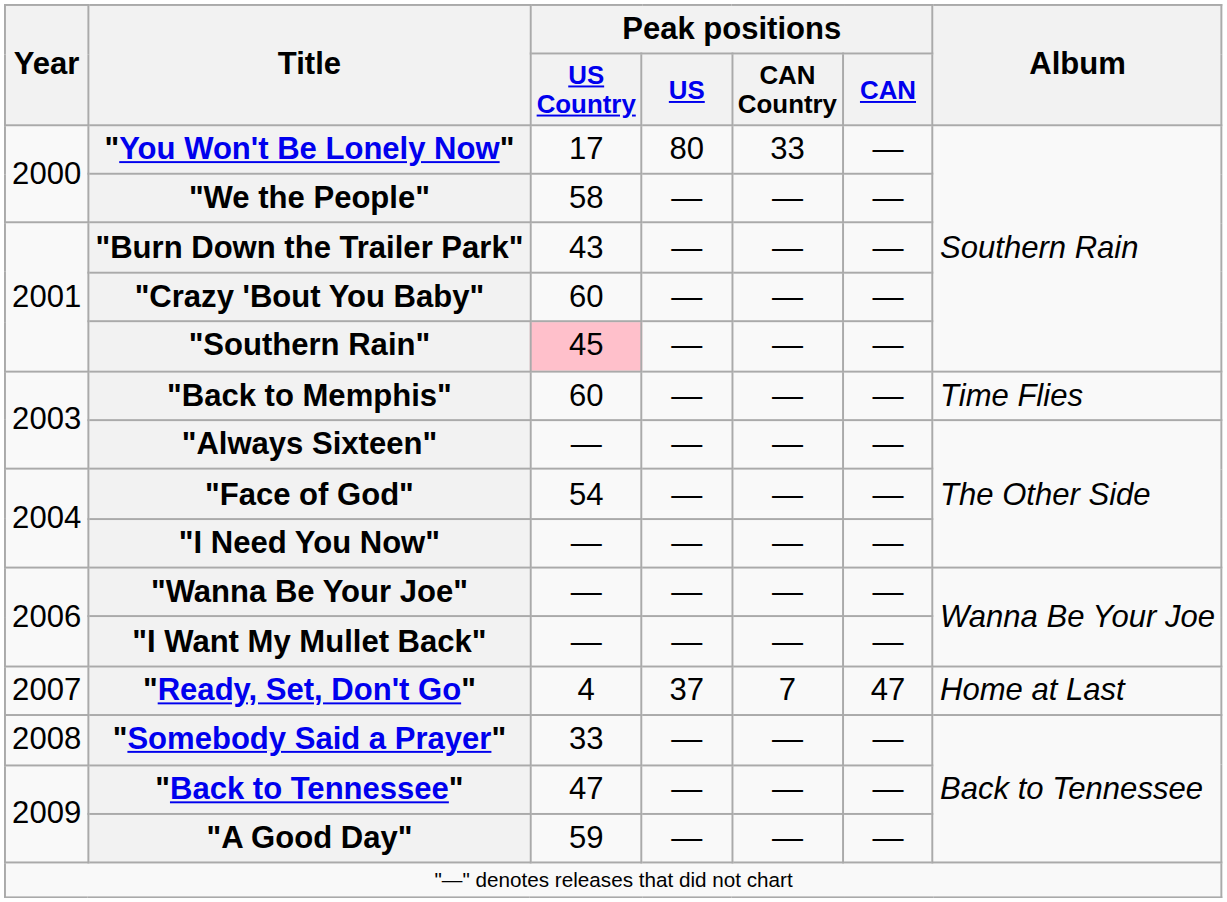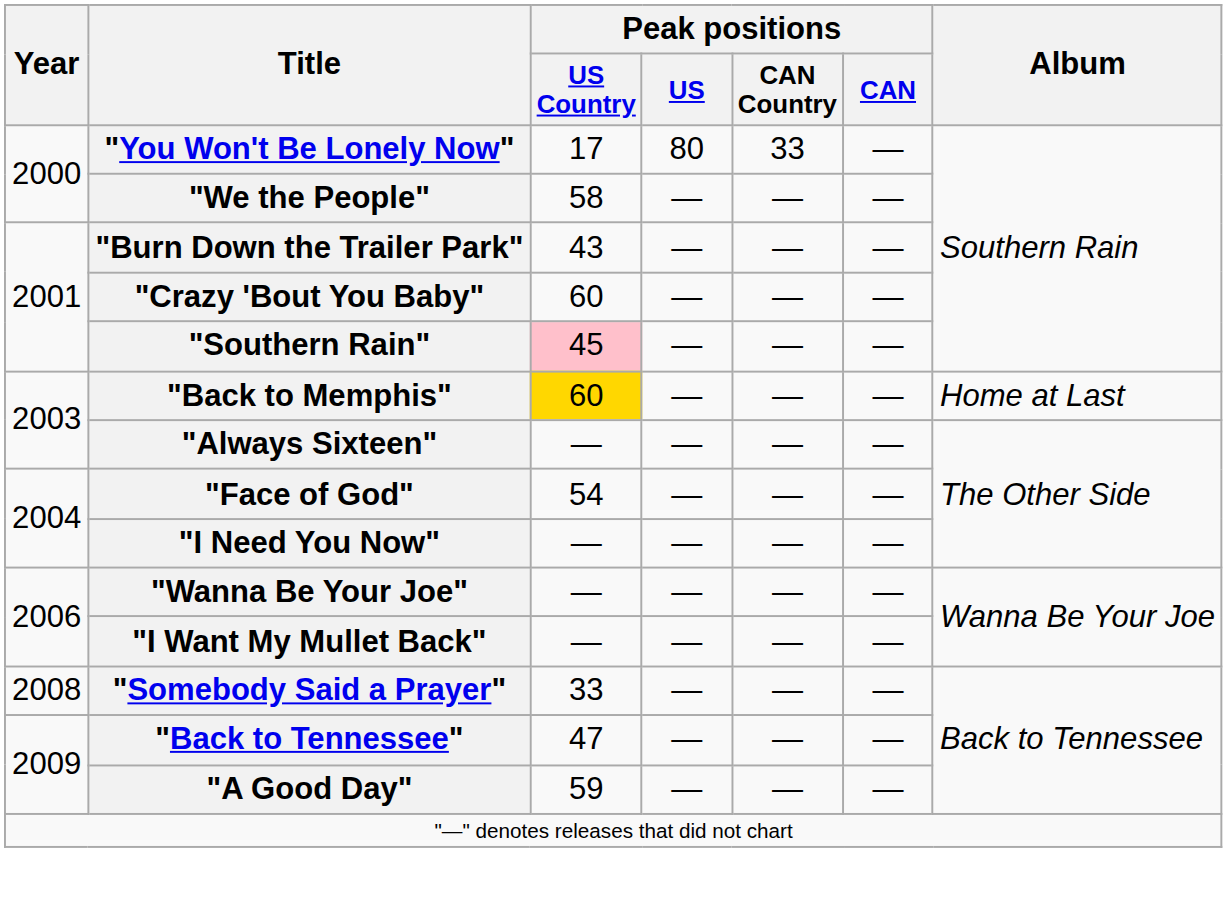(586, 394) no background -> (586, 394) gold background
(1012, 394) Time Flies -> (1032, 394) Home at Last
- row: (309, 690)
